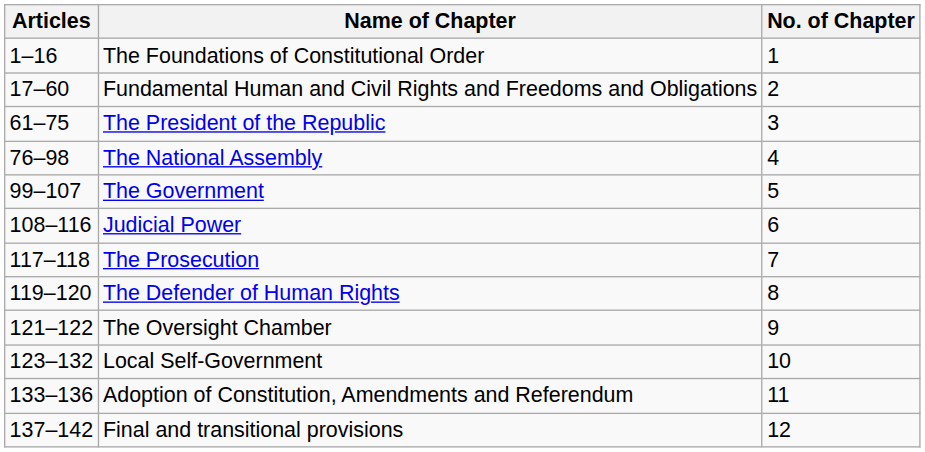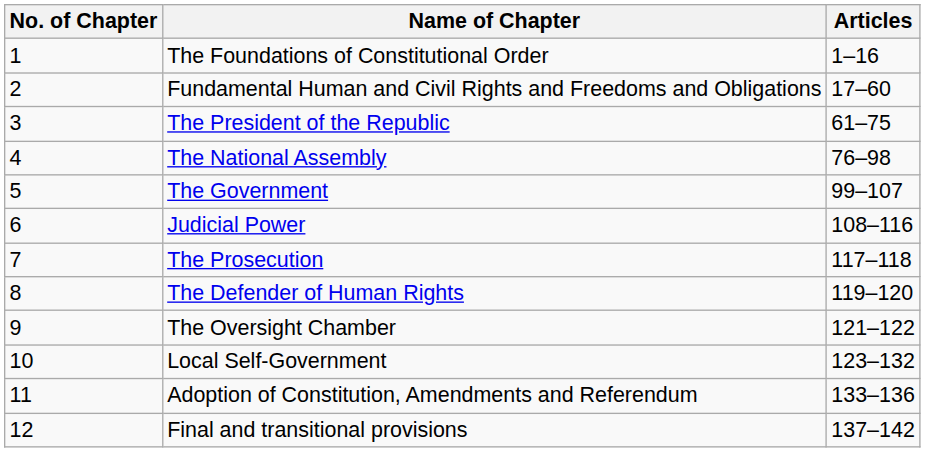columns swapped: (841, 21) <-> (51, 21)
